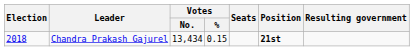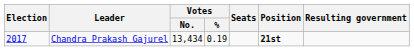(17, 39) 2018 -> (17, 39) 2017
(217, 39) 0.15 -> (217, 39) 0.19
